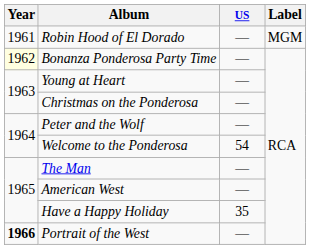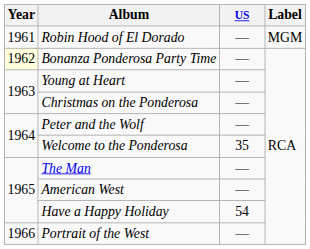(242, 146) 54 -> (242, 146) 35
(242, 211) 35 -> (242, 211) 54
(21, 233) bold -> (21, 233) normal
